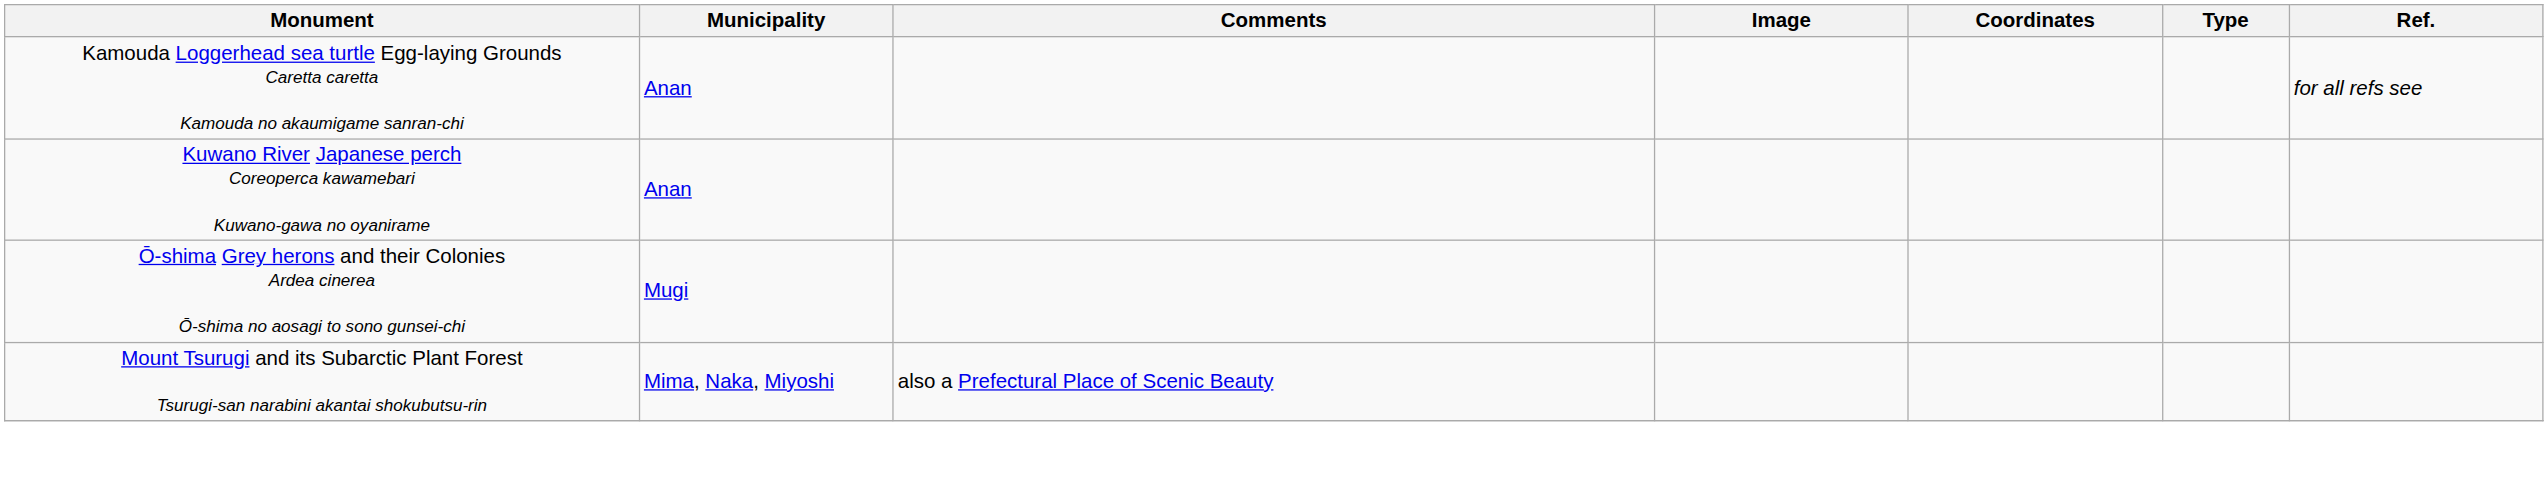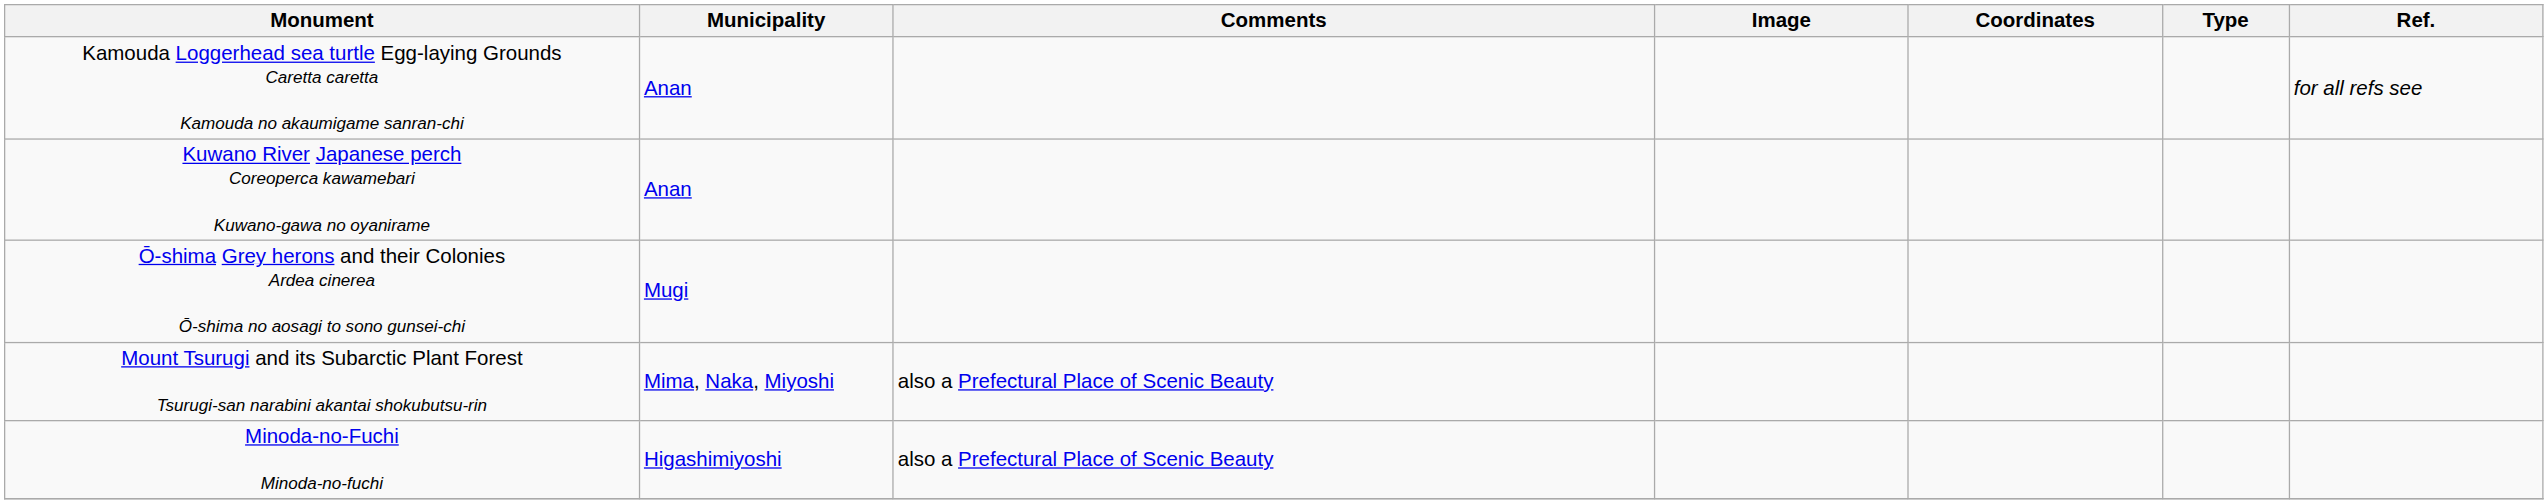+ row: (322, 459)
